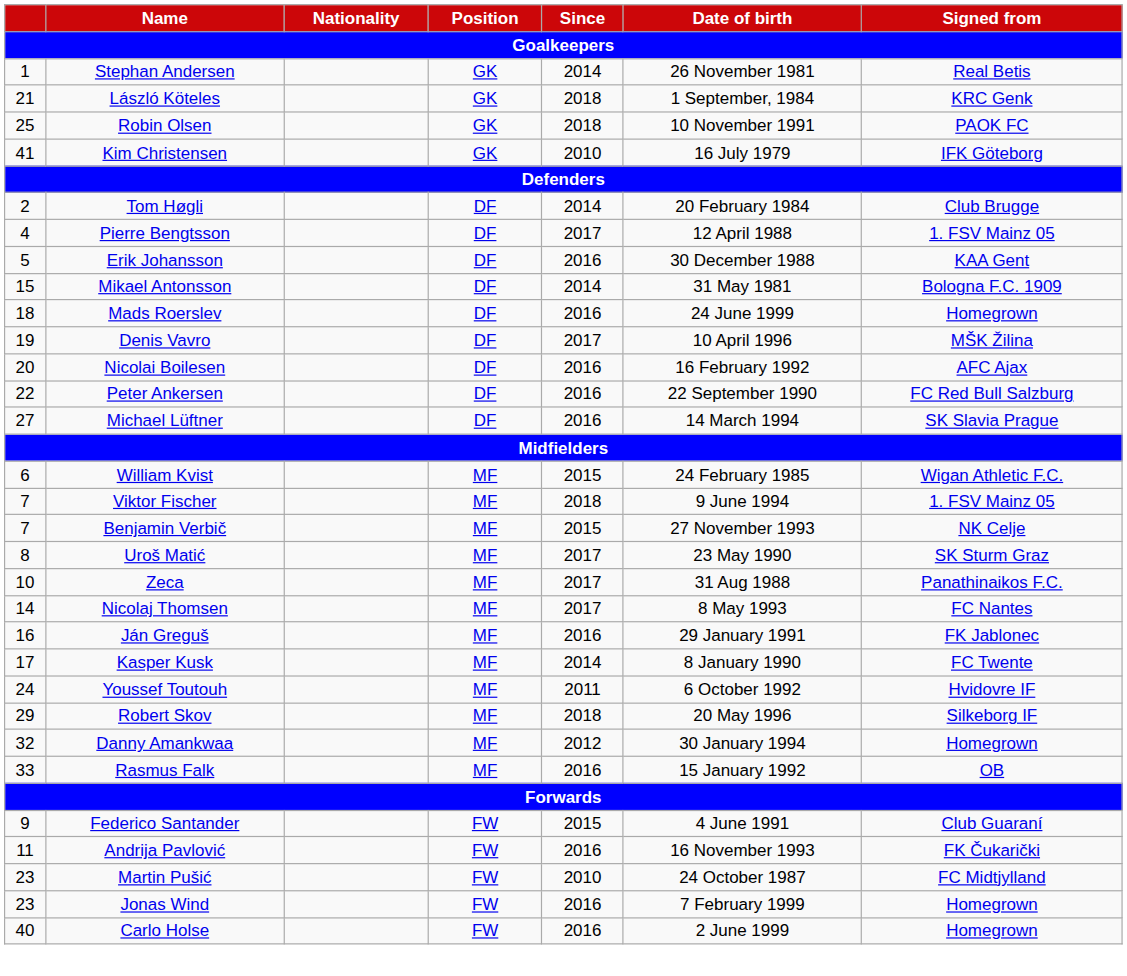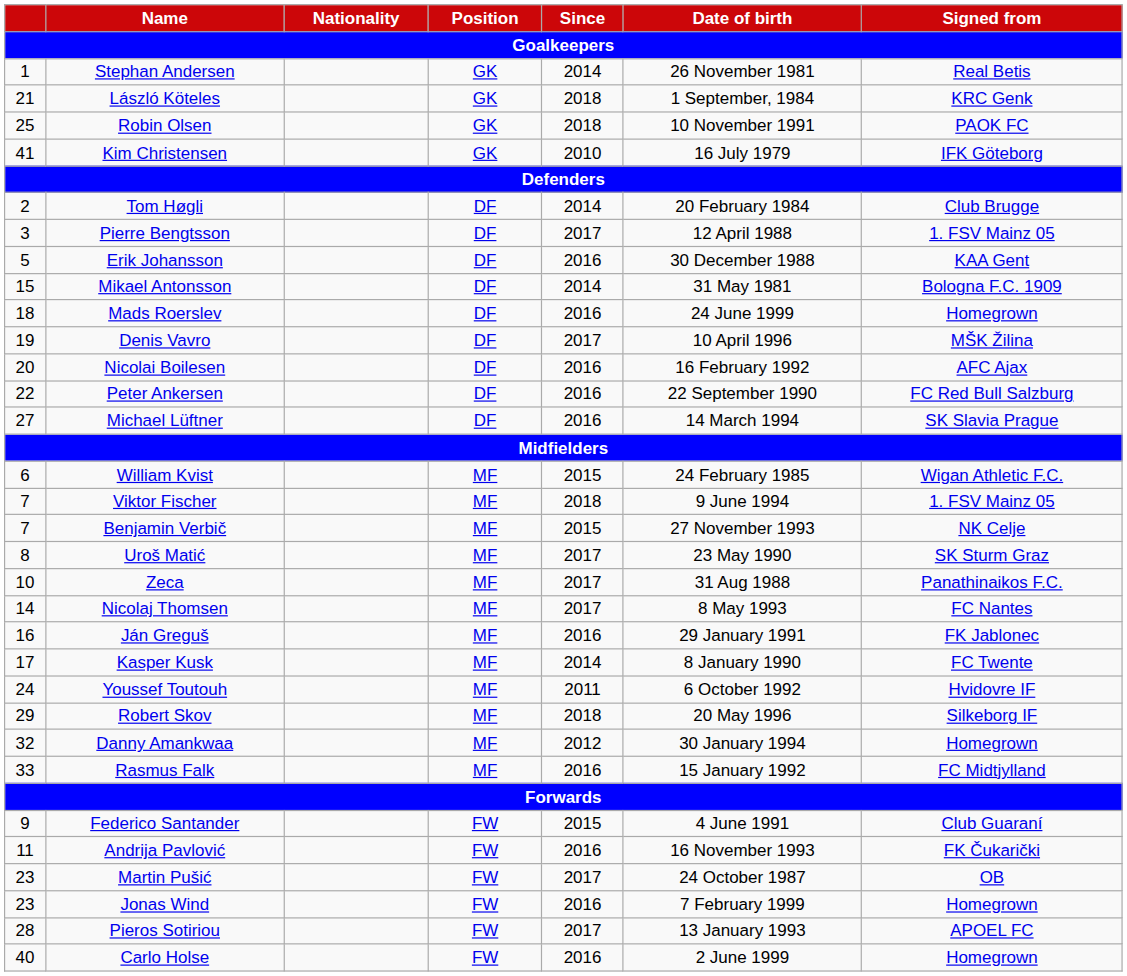(25, 233) 4 -> (25, 233) 3
(992, 770) OB -> (992, 770) FC Midtjylland
(583, 877) 2010 -> (583, 877) 2017
(992, 877) FC Midtjylland -> (992, 877) OB
+ row: (165, 931)
